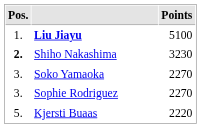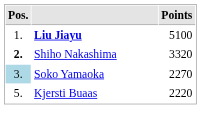(181, 54) 3230 -> (181, 54) 3320
(18, 74) no background -> (18, 74) lightblue background
- row: (76, 93)
